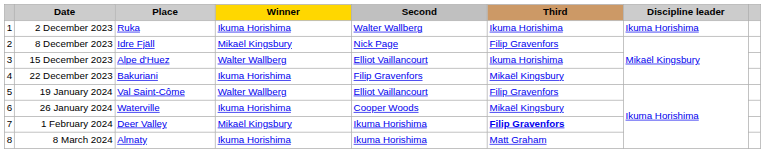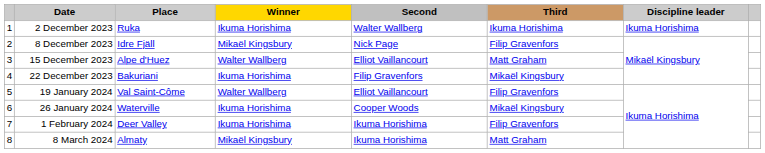(526, 60) Ikuma Horishima -> (518, 60) Matt Graham
(255, 124) Mikaël Kingsbury -> (254, 124) Ikuma Horishima
(527, 124) bold -> (524, 124) normal
(254, 140) Ikuma Horishima -> (255, 140) Mikaël Kingsbury
